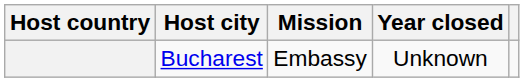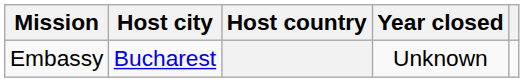columns swapped: (80, 22) <-> (320, 22)
